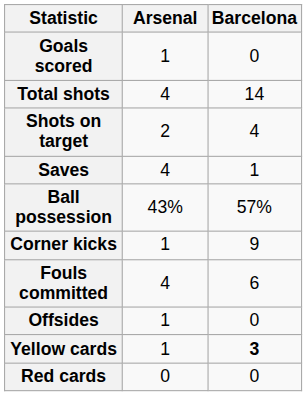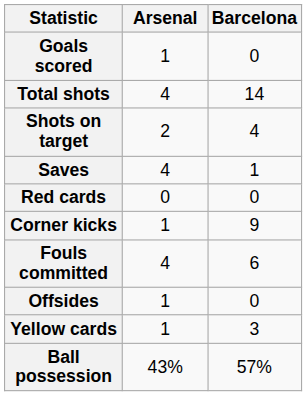rows swapped: (64, 207) <-> (64, 376)
(254, 348) bold -> (254, 329) normal
